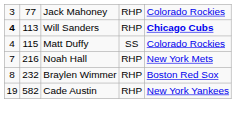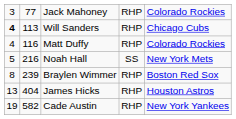(180, 28) bold -> (178, 28) normal
(30, 43) 115 -> (30, 43) 116
(132, 43) SS -> (132, 43) RHP
(12, 59) 7 -> (12, 59) 5
(132, 59) RHP -> (132, 59) SS
(30, 75) 232 -> (30, 75) 239
+ row: (71, 91)
